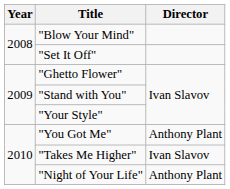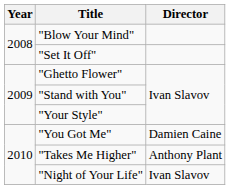(185, 134) Anthony Plant -> (185, 134) Damien Caine
(179, 154) Ivan Slavov -> (185, 154) Anthony Plant
(185, 174) Anthony Plant -> (179, 174) Ivan Slavov
